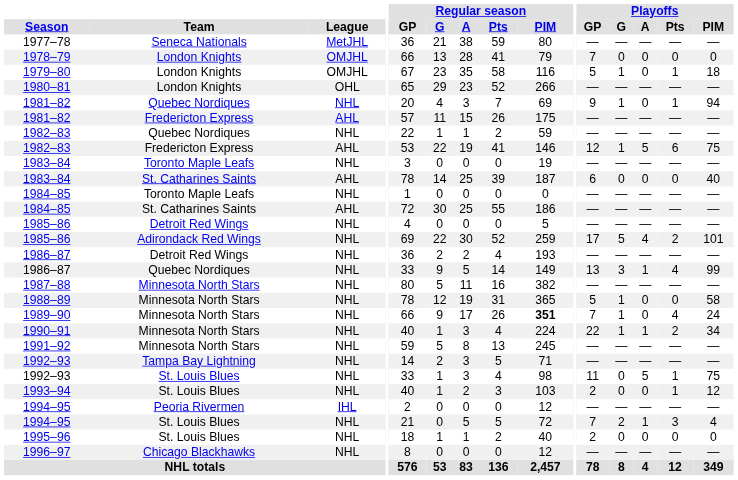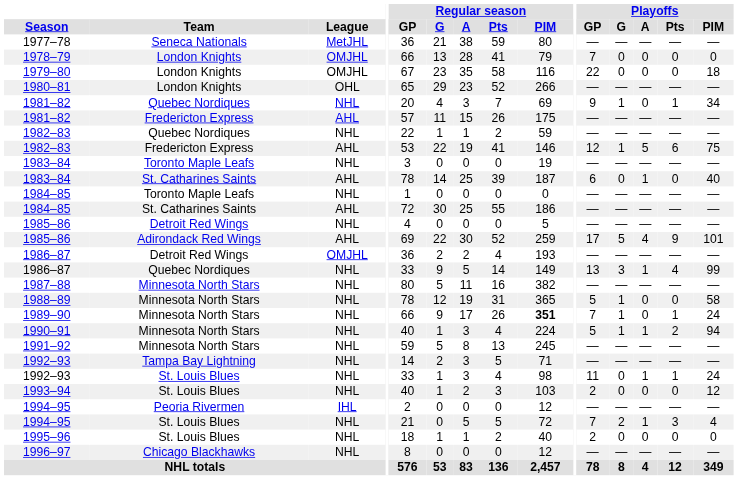(593, 72) 5 -> (593, 72) 22
(621, 72) 1 -> (621, 72) 0
(675, 72) 1 -> (675, 72) 0
(713, 102) 94 -> (713, 102) 34
(645, 178) 0 -> (645, 178) 1
(347, 239) NHL -> (347, 239) AHL
(675, 239) 2 -> (675, 239) 9
(347, 254) NHL -> (347, 254) OMJHL
(675, 315) 4 -> (675, 315) 1
(593, 330) 22 -> (593, 330) 5
(713, 330) 34 -> (713, 330) 94
(645, 376) 5 -> (645, 376) 1
(713, 376) 75 -> (713, 376) 24
(675, 391) 1 -> (675, 391) 0
